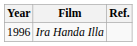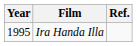(19, 32) 1996 -> (19, 32) 1995
